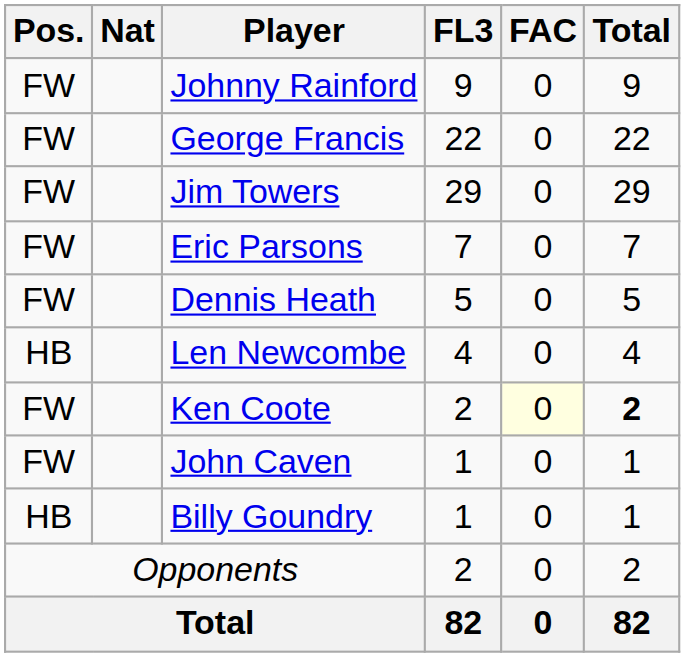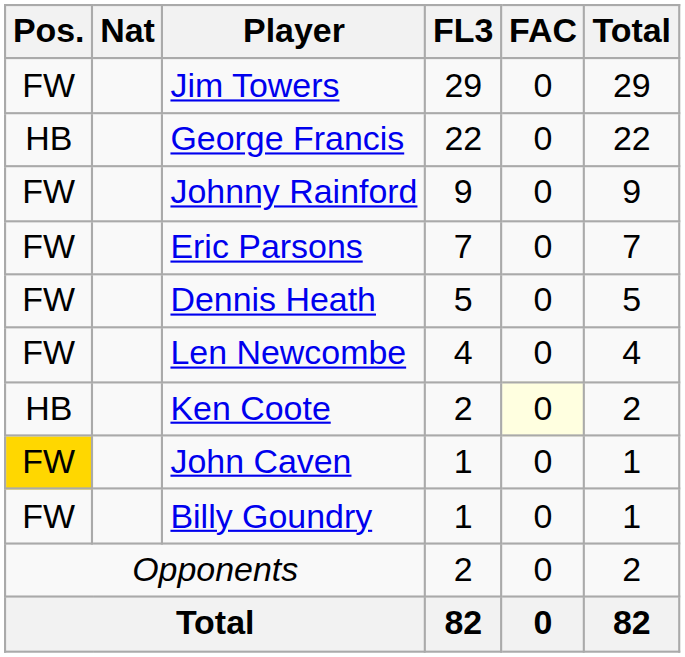rows swapped: (255, 192) <-> (294, 85)
(49, 138) FW -> (49, 138) HB
(49, 354) HB -> (49, 354) FW
(49, 407) FW -> (49, 407) HB
(632, 407) bold -> (632, 407) normal
(49, 461) no background -> (49, 461) gold background
(49, 515) HB -> (49, 515) FW
